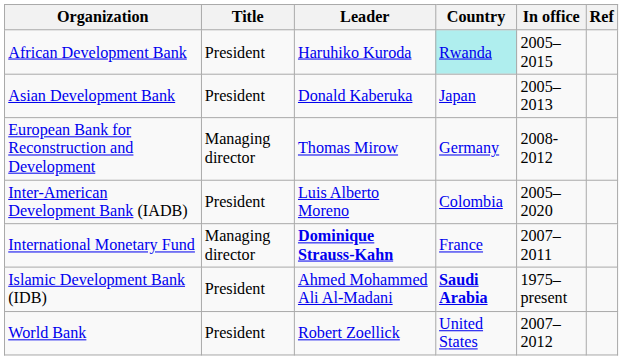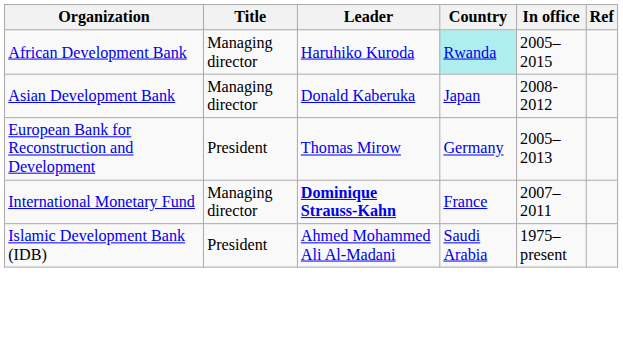(235, 52) President -> (240, 52) Managing director
(235, 95) President -> (240, 95) Managing director
(541, 95) 2005–2013 -> (539, 95) 2008-2012
(238, 148) Managing director -> (237, 148) President
(539, 148) 2008-2012 -> (540, 148) 2005–2013
- row: (98, 201)
(463, 289) bold -> (465, 245) normal
- row: (47, 333)
